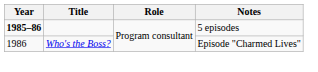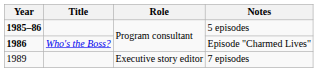(17, 43) normal -> (17, 43) bold
+ row: (228, 59)
